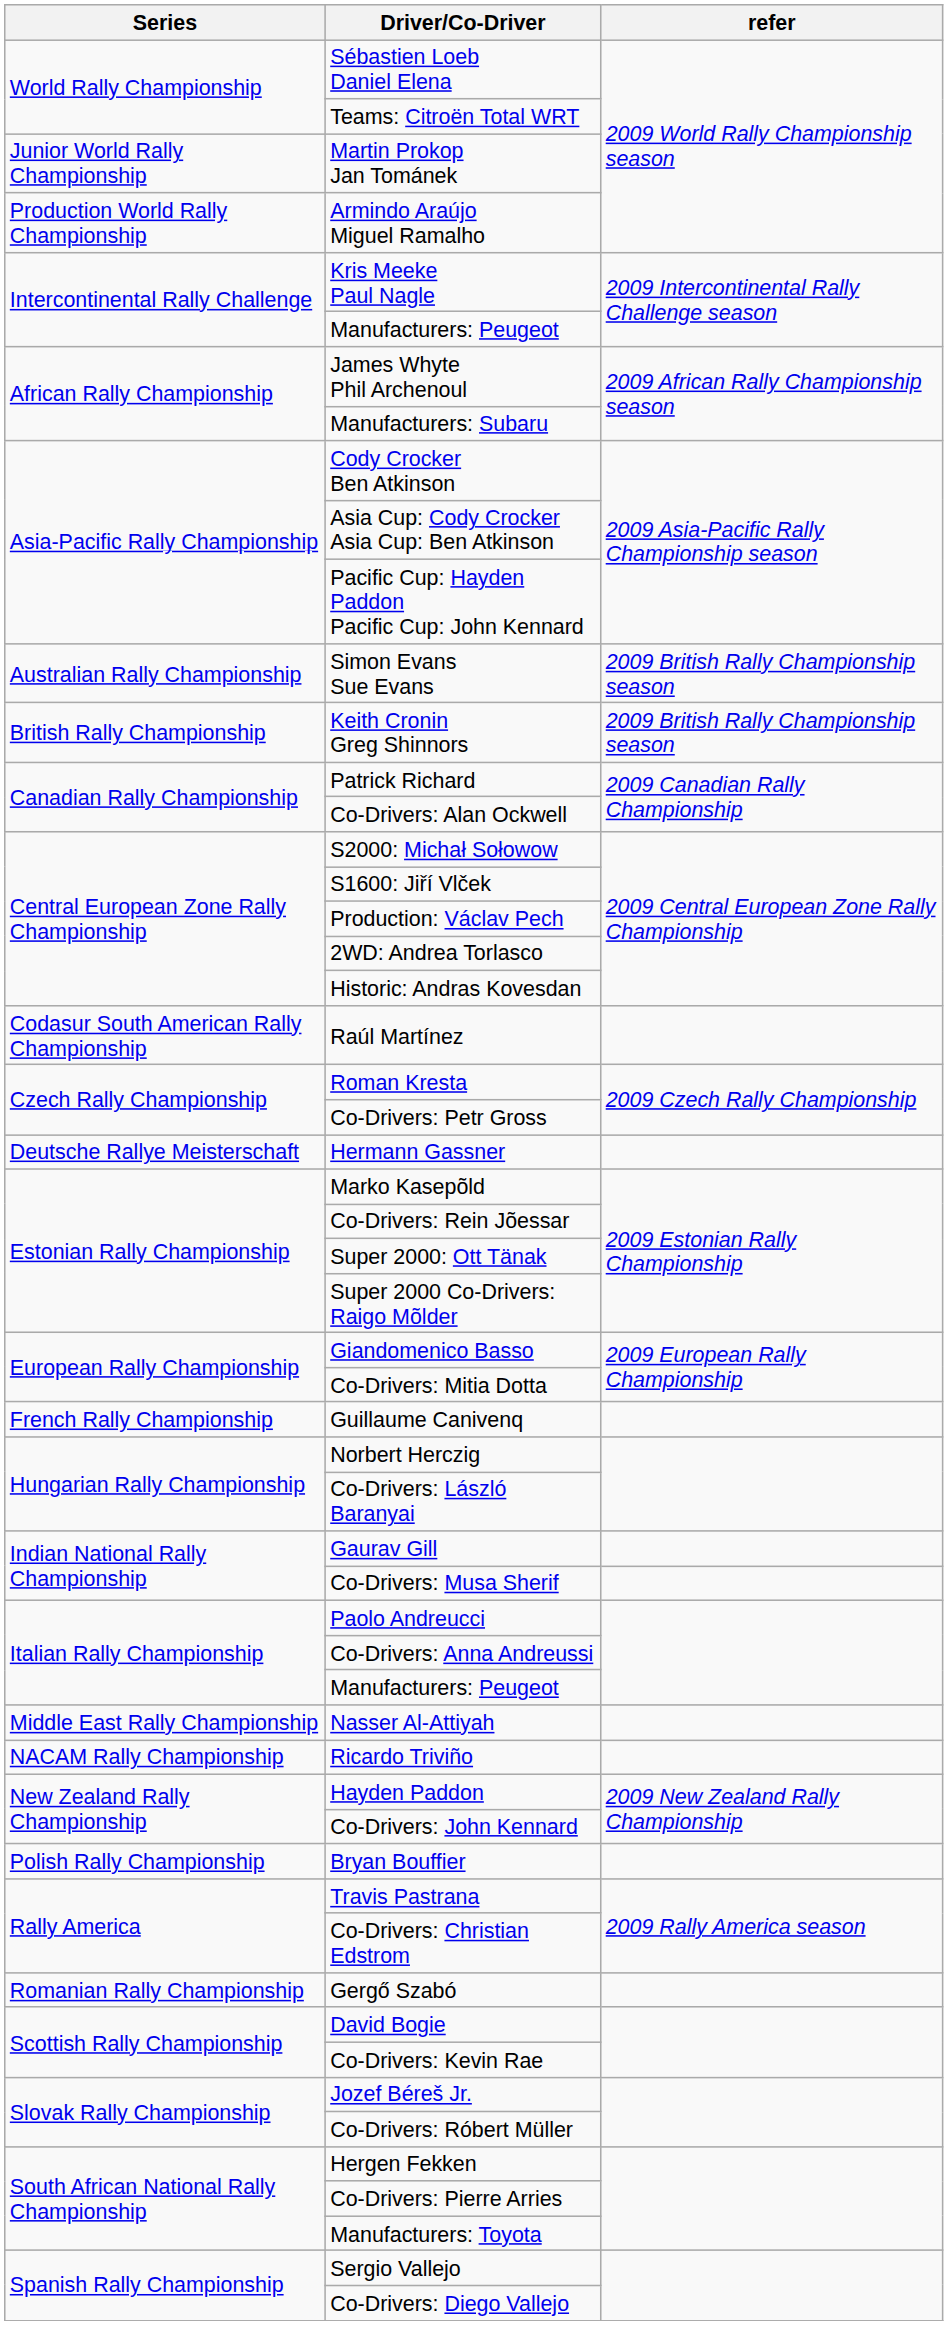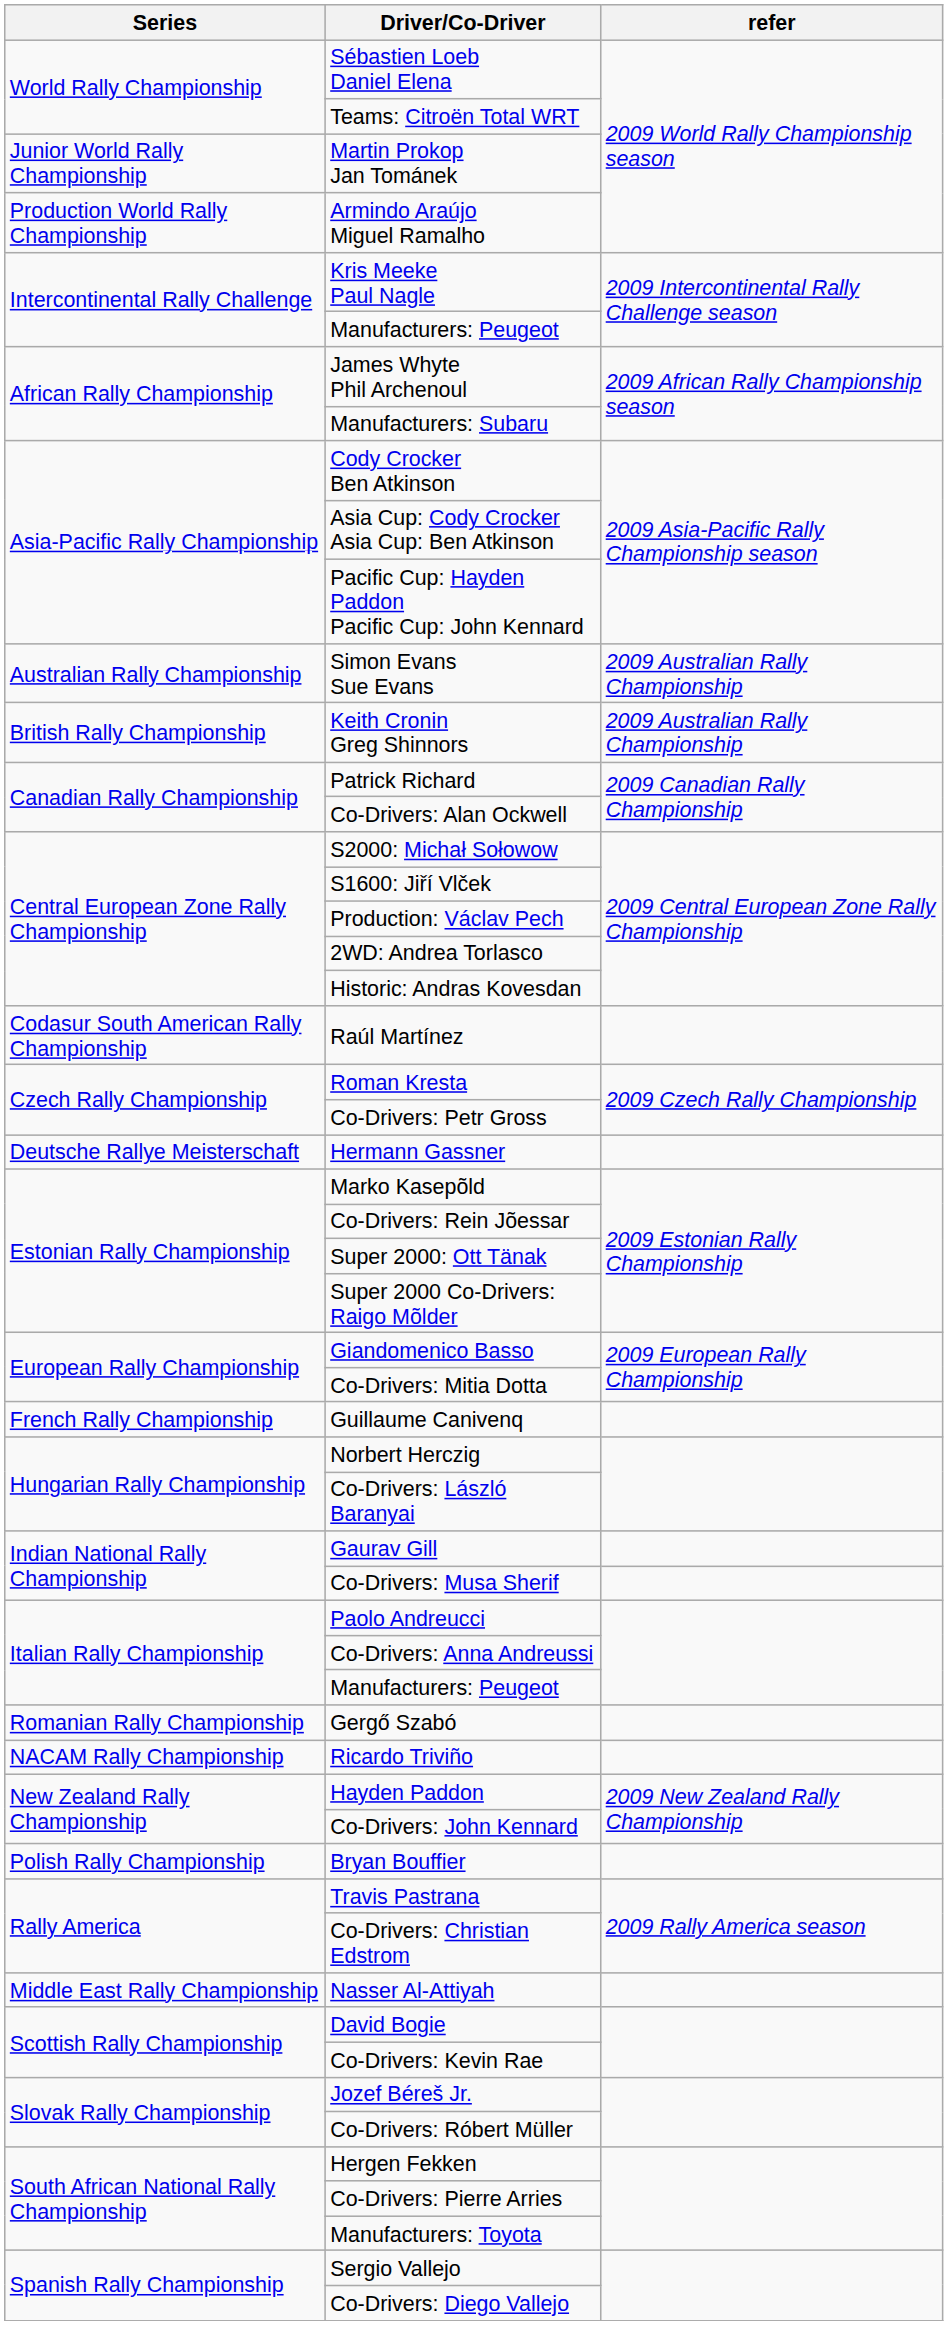(760, 673) 2009 British Rally Championship season -> (707, 673) 2009 Australian Rally Championship
(760, 732) 2009 British Rally Championship season -> (707, 732) 2009 Australian Rally Championship
rows swapped: (164, 1722) <-> (157, 1990)
